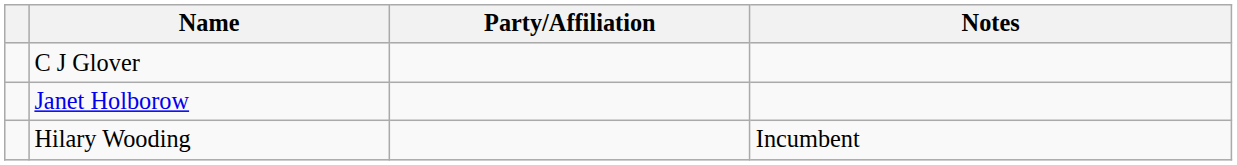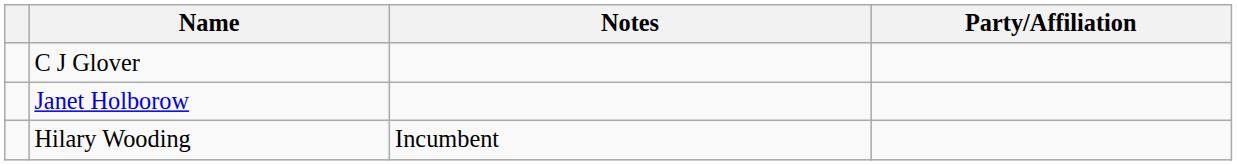columns swapped: (570, 23) <-> (991, 23)
